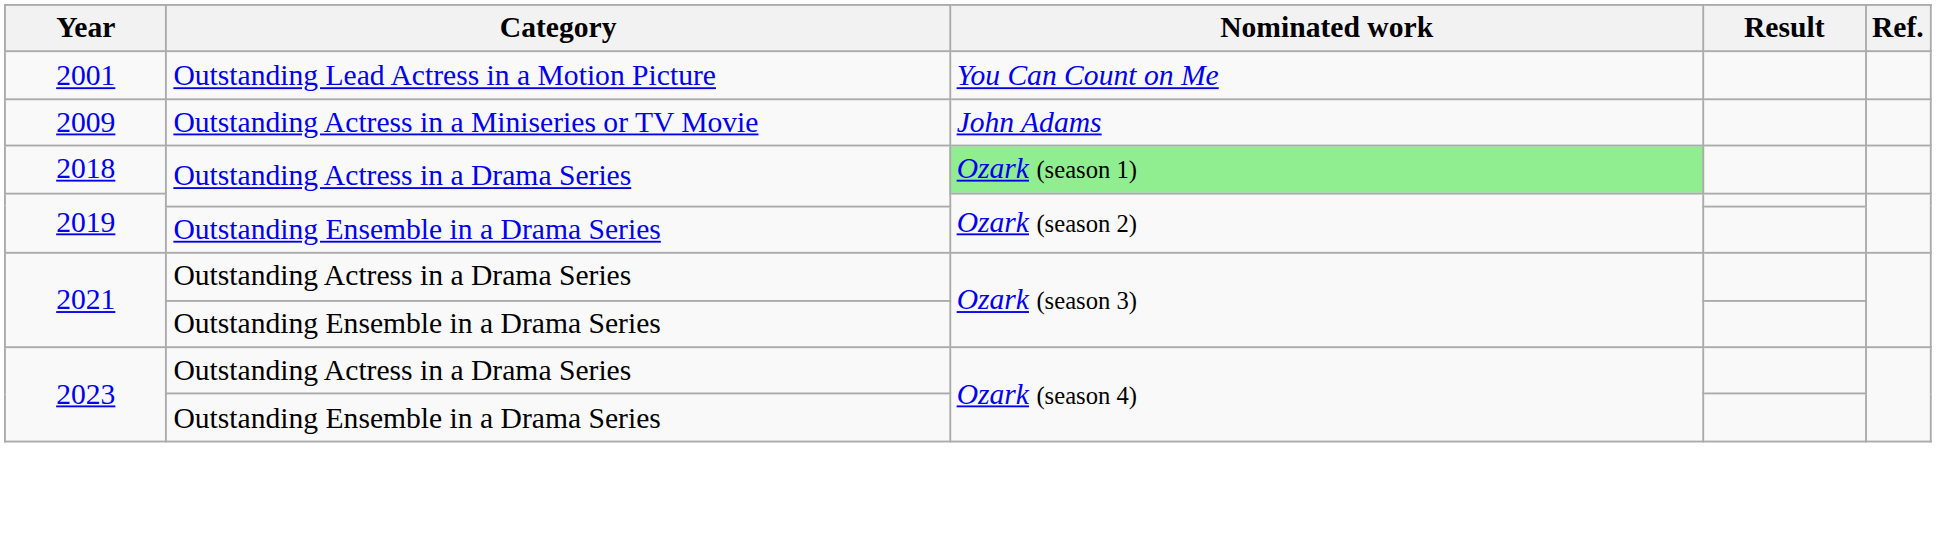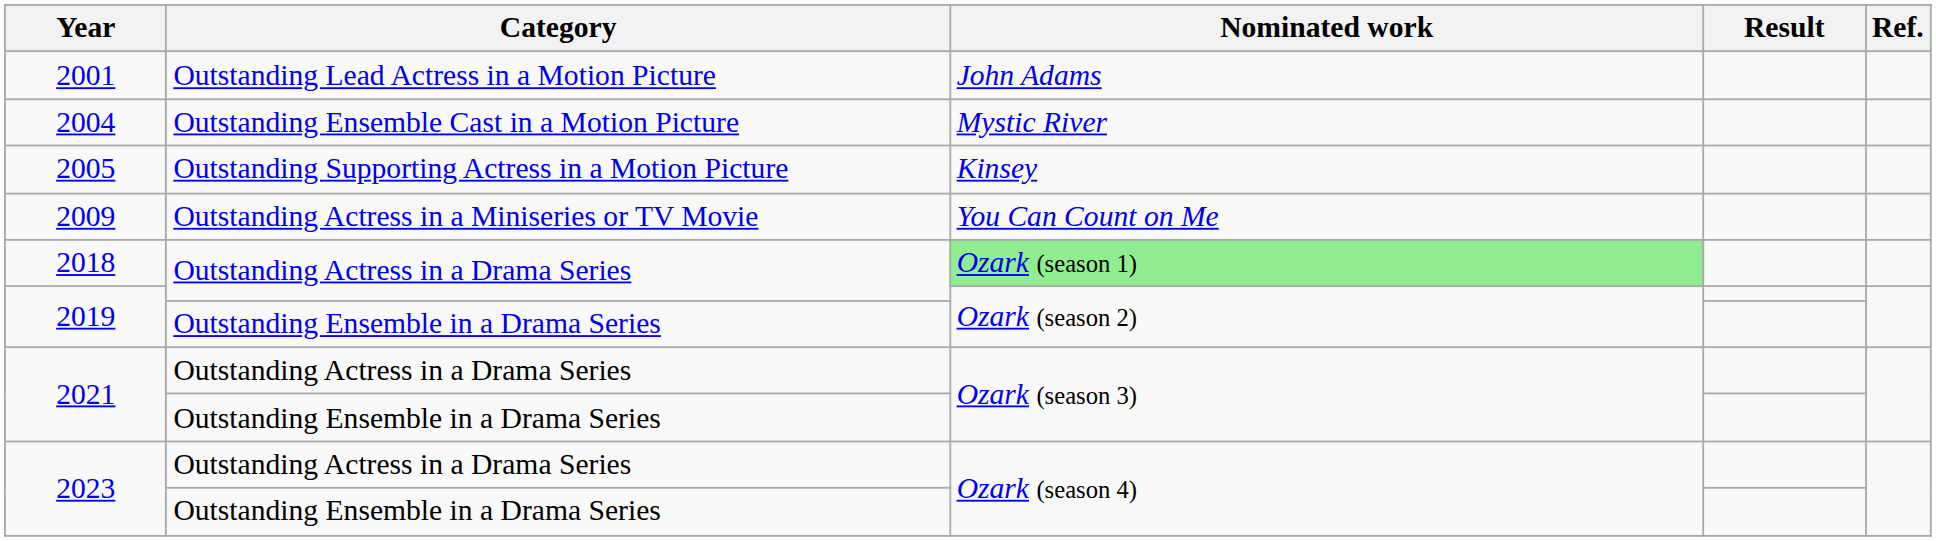(1088, 74) You Can Count on Me -> (1029, 74) John Adams
+ row: (86, 121)
+ row: (86, 168)
(1029, 121) John Adams -> (1088, 215) You Can Count on Me
